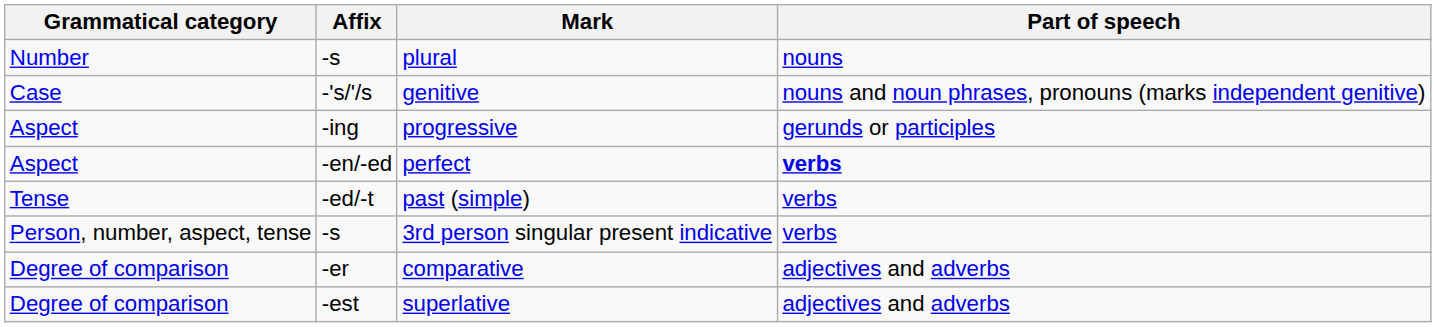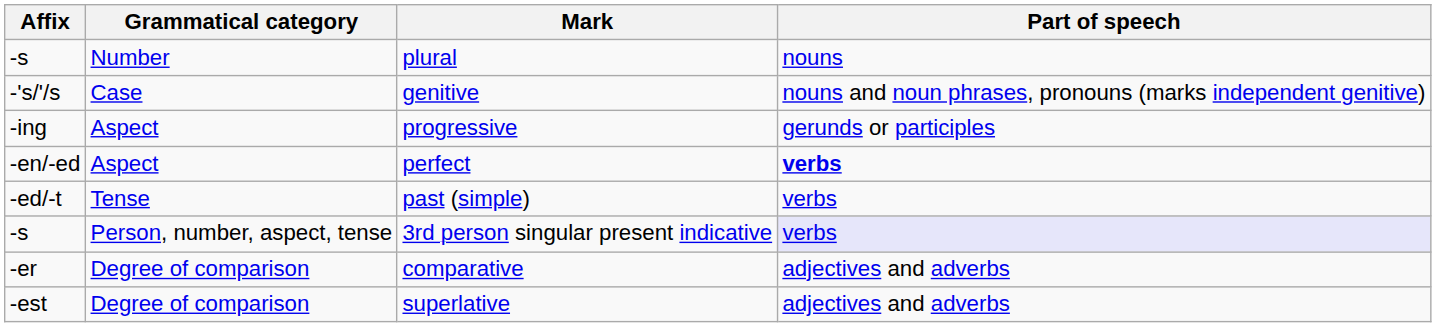columns swapped: (357, 22) <-> (161, 22)
(810, 233) no background -> (810, 233) lavender background
